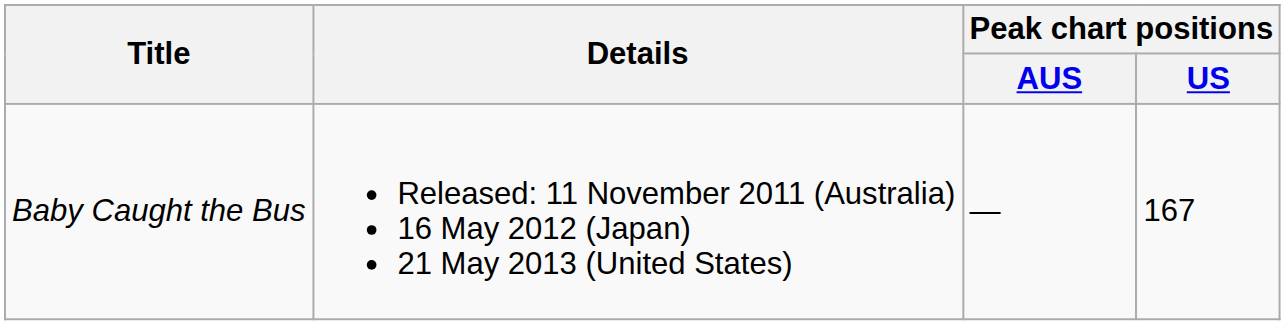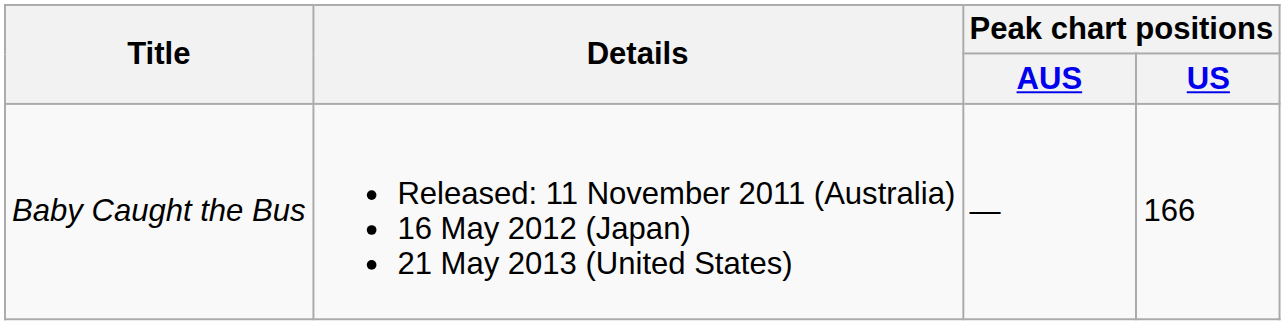(1169, 210) 167 -> (1169, 210) 166
